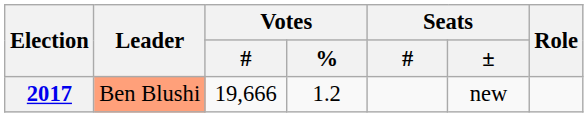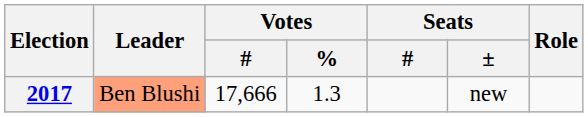(246, 93) 19,666 -> (246, 93) 17,666
(327, 93) 1.2 -> (327, 93) 1.3
